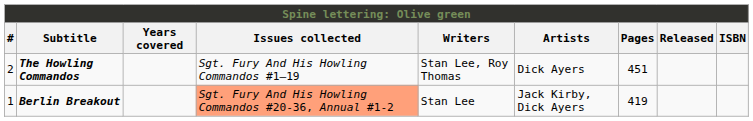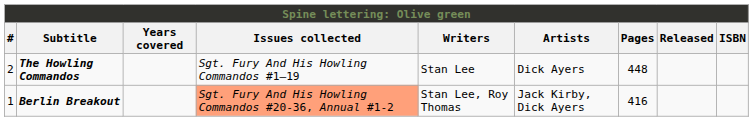(465, 69) Stan Lee, Roy Thomas -> (448, 69) Stan Lee
(638, 69) 451 -> (638, 69) 448
(448, 100) Stan Lee -> (465, 100) Stan Lee, Roy Thomas
(638, 100) 419 -> (638, 100) 416
